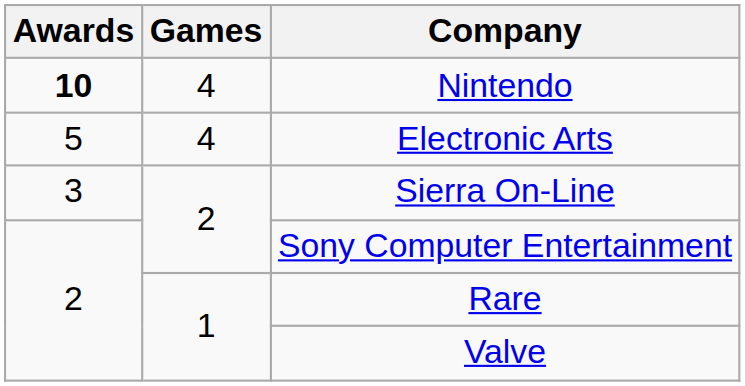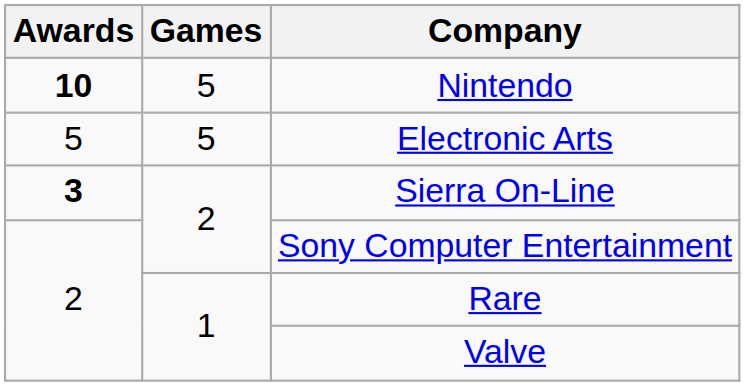(206, 84) 4 -> (206, 84) 5
(206, 138) 4 -> (206, 138) 5
(73, 191) normal -> (73, 191) bold
